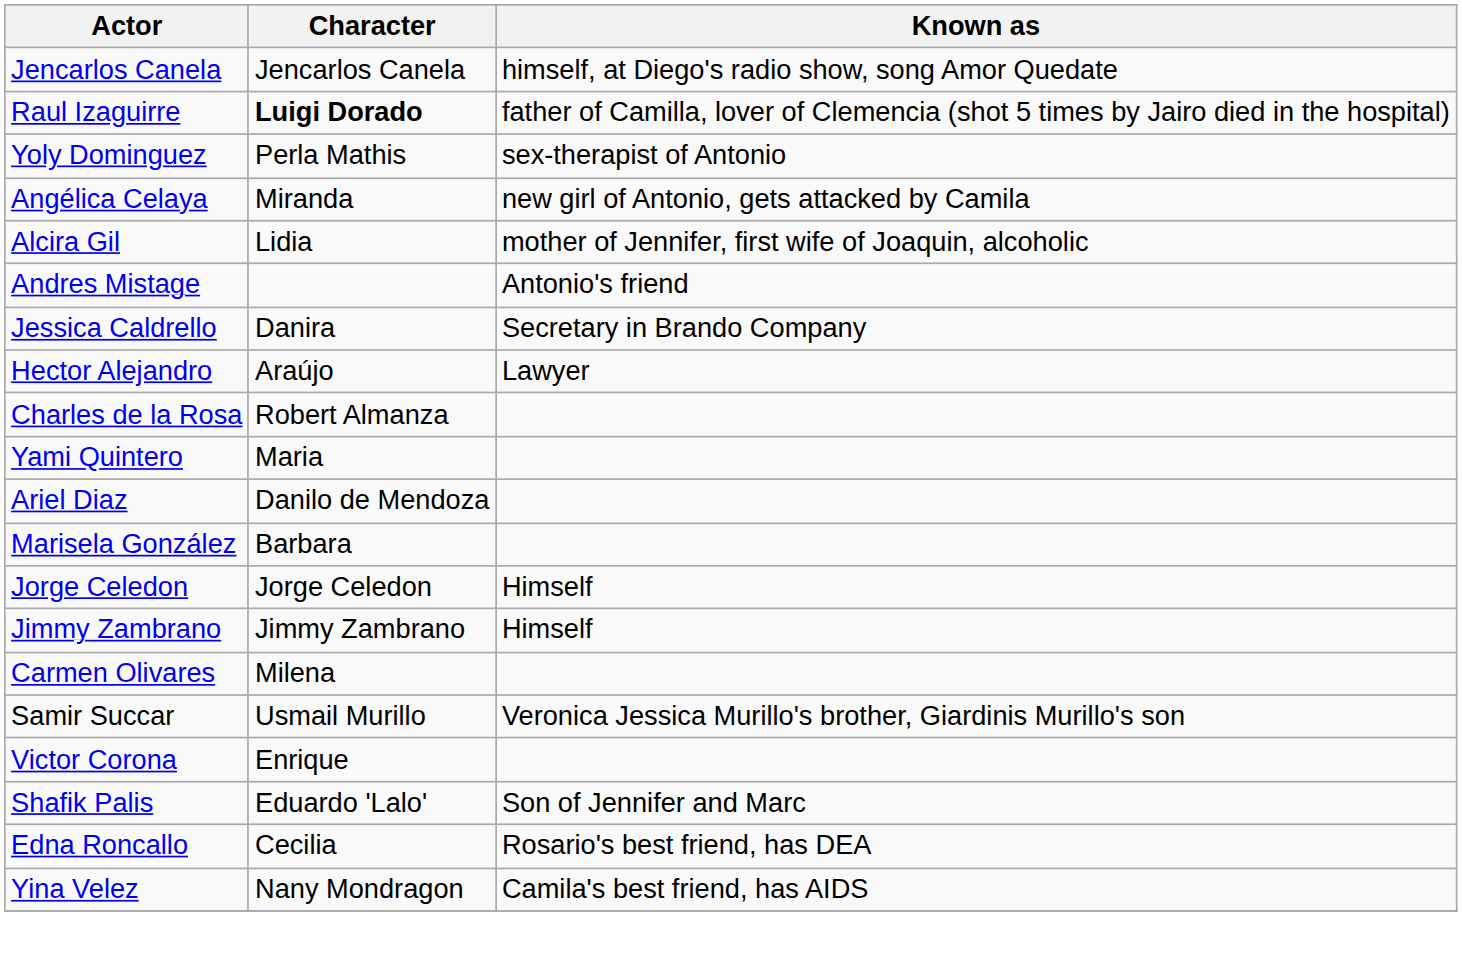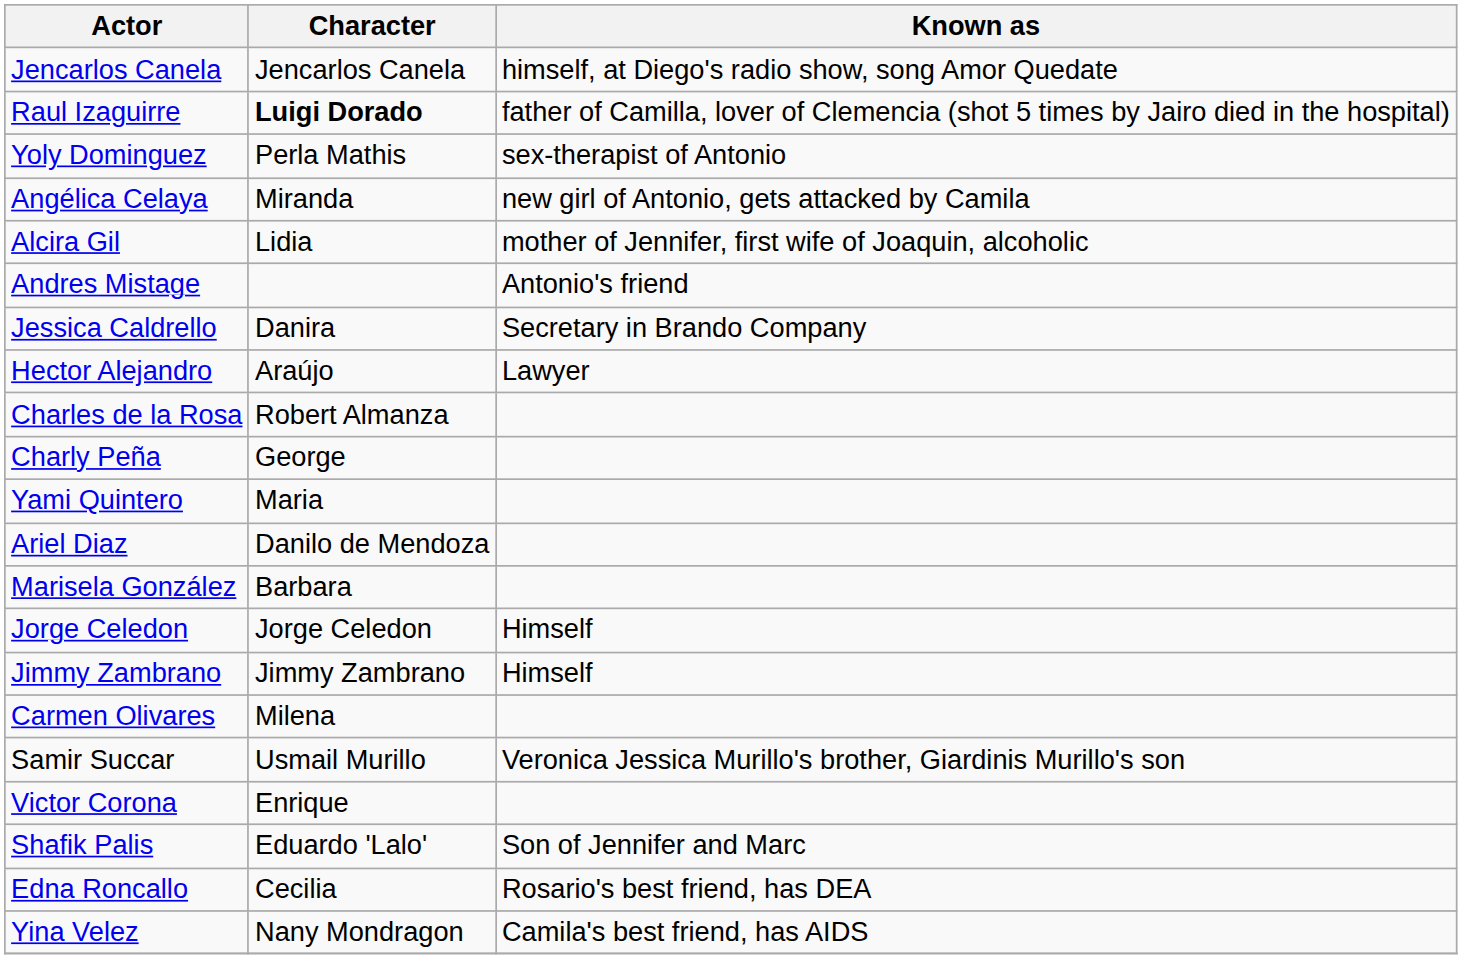+ row: (86, 457)
